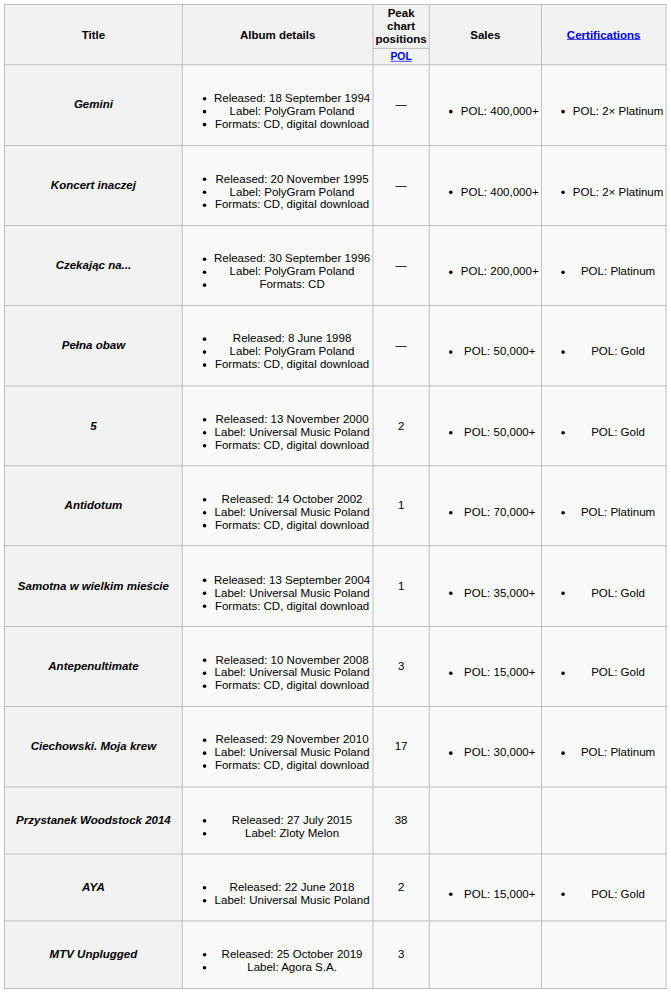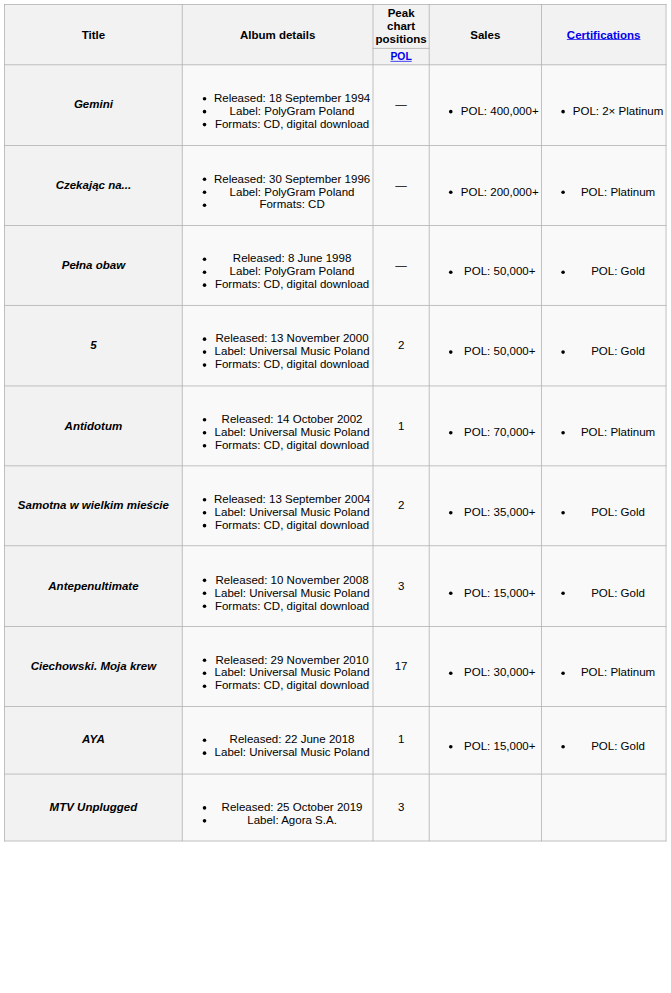- row: (93, 185)
(401, 586) 1 -> (401, 506) 2
- row: (93, 820)
(401, 887) 2 -> (401, 740) 1
